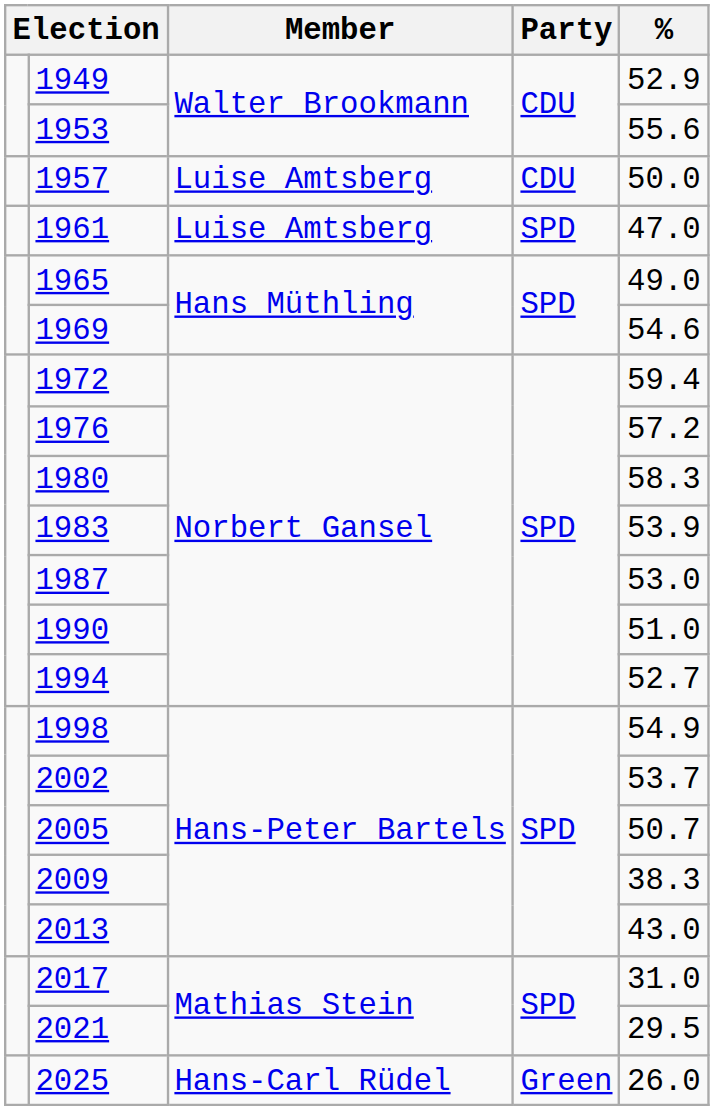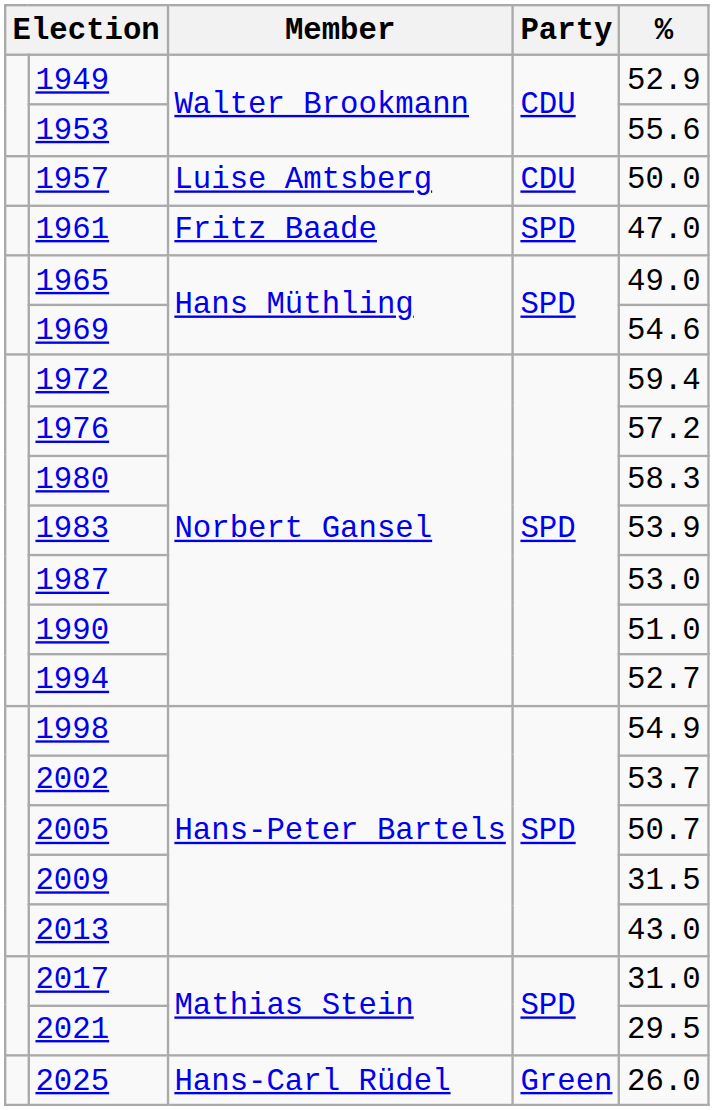(303, 230) Luise Amtsberg -> (276, 230) Fritz Baade
(664, 880) 38.3 -> (664, 880) 31.5
